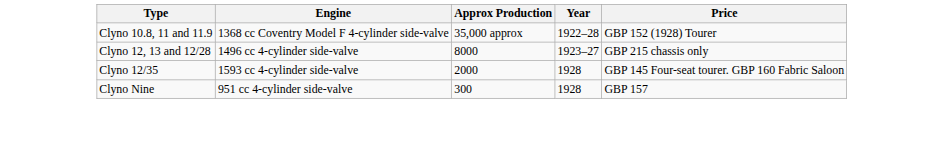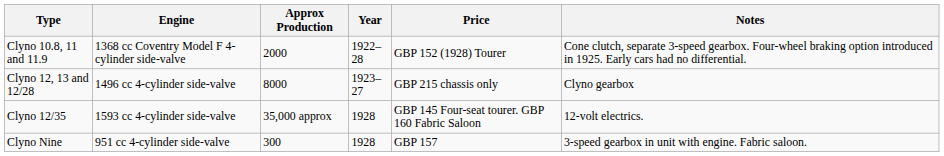+ column: (750, 20)
(488, 32) 35,000 approx -> (275, 52) 2000
(466, 70) 2000 -> (297, 116) 35,000 approx
